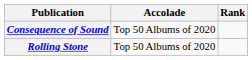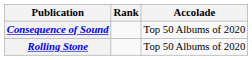columns swapped: (164, 13) <-> (233, 13)
